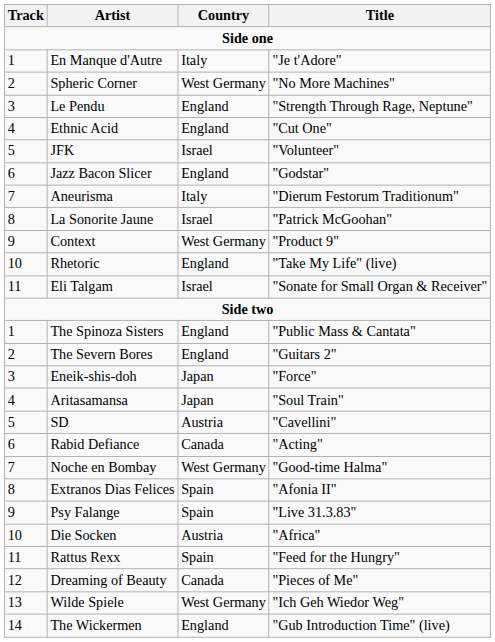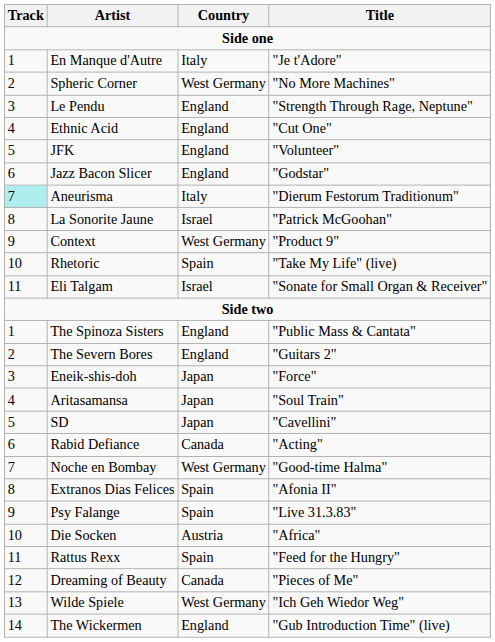(197, 151) Israel -> (205, 151) England
(11, 196) no background -> (11, 196) paleturquoise background
(205, 264) England -> (197, 264) Spain
(202, 422) Austria -> (197, 422) Japan
